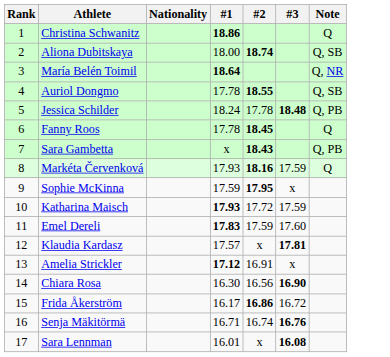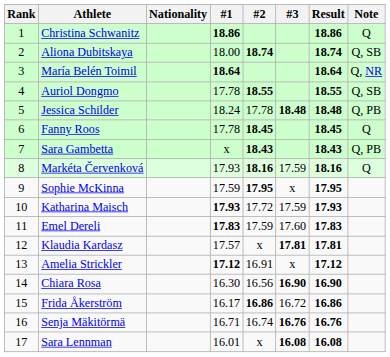+ column: (328, 14)
